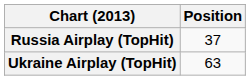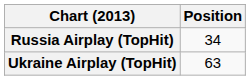(213, 39) 37 -> (213, 39) 34
